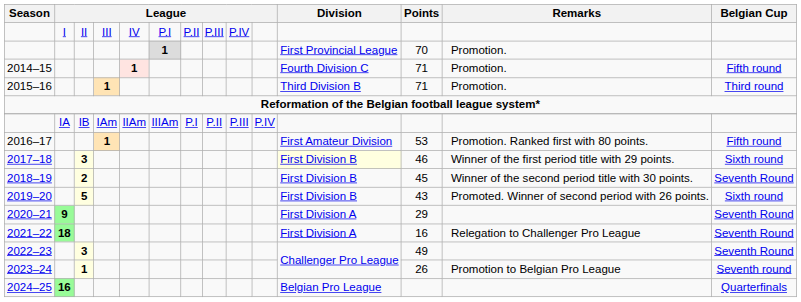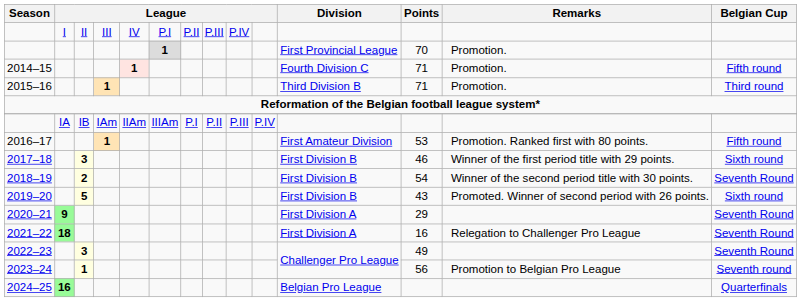(319, 159) lightyellow background -> (319, 159) no background
(422, 178) 45 -> (422, 178) 54
(422, 269) 26 -> (422, 269) 56
